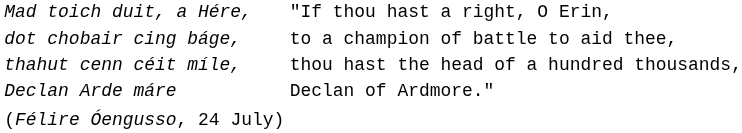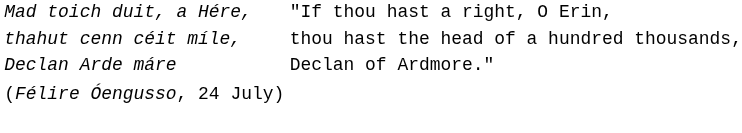- row: (123, 39)
